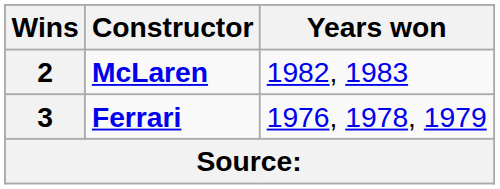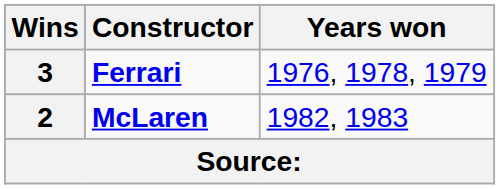rows swapped: (45, 117) <-> (45, 72)
